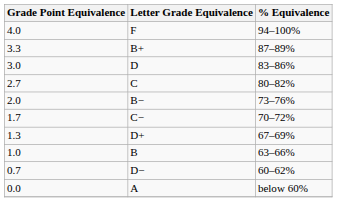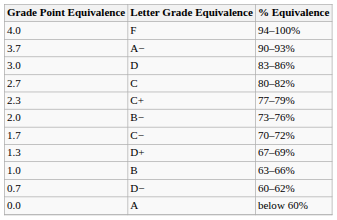+ row: (14, 48)
- row: (14, 48)
+ row: (14, 100)
